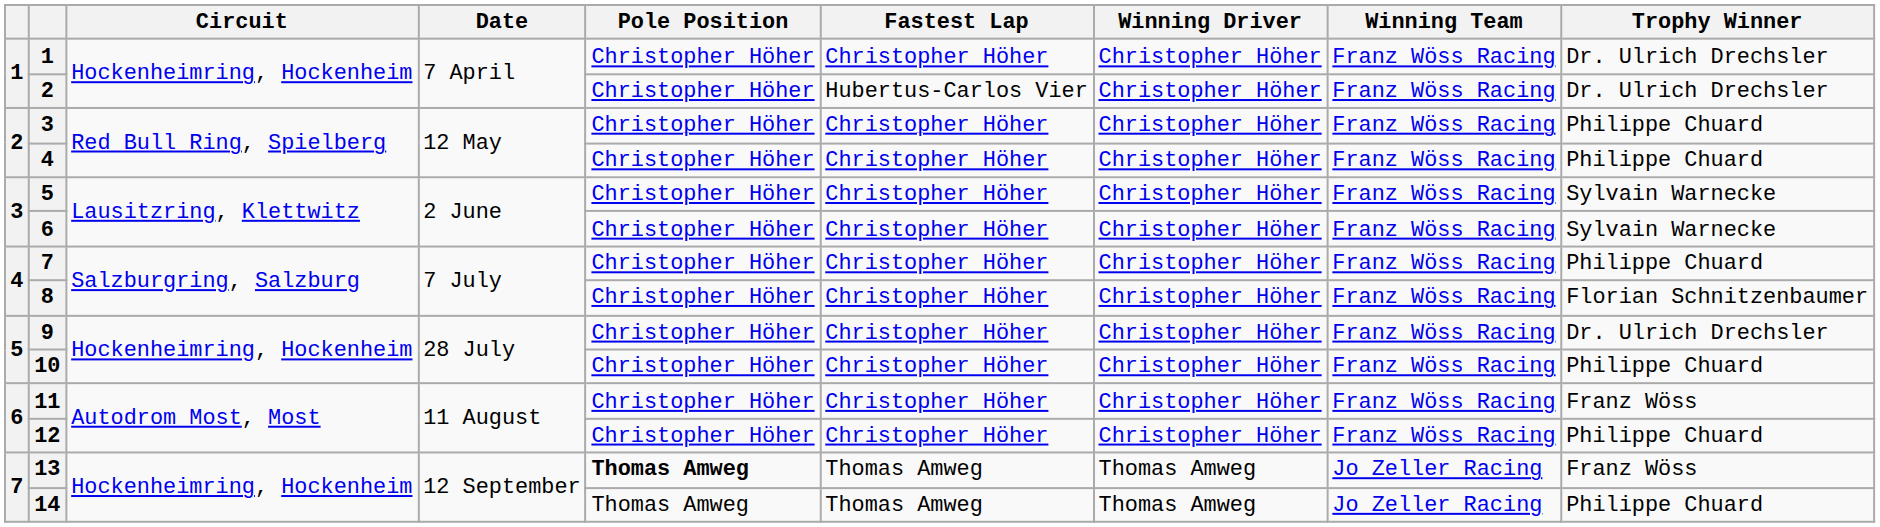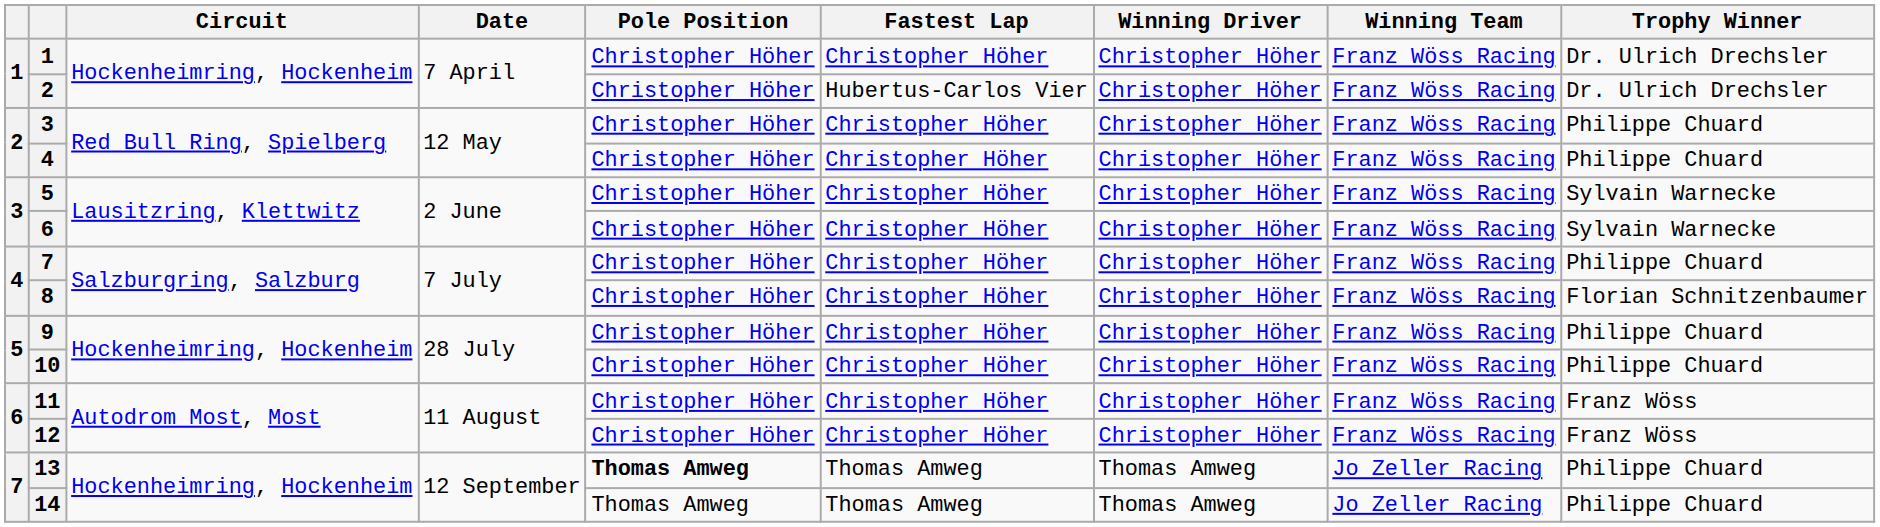(1697, 332) Dr. Ulrich Drechsler -> (1665, 332) Philippe Chuard
(1665, 436) Philippe Chuard -> (1632, 436) Franz Wöss
(1632, 470) Franz Wöss -> (1665, 470) Philippe Chuard
